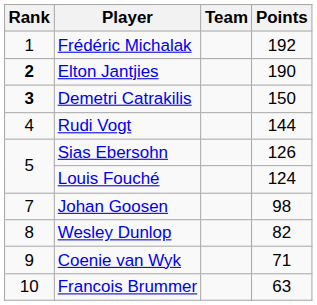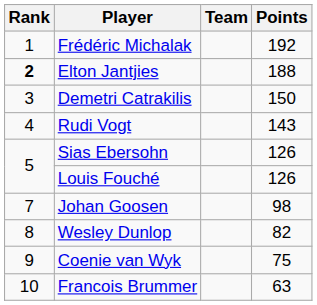(282, 71) 190 -> (282, 71) 188
(29, 98) bold -> (29, 98) normal
(282, 125) 144 -> (282, 125) 143
(282, 179) 124 -> (282, 179) 126
(282, 260) 71 -> (282, 260) 75
